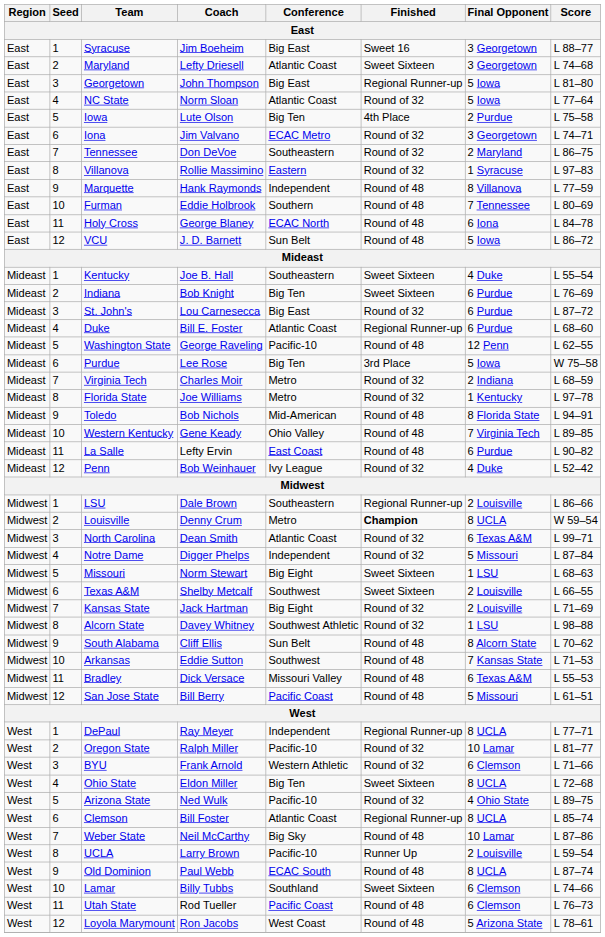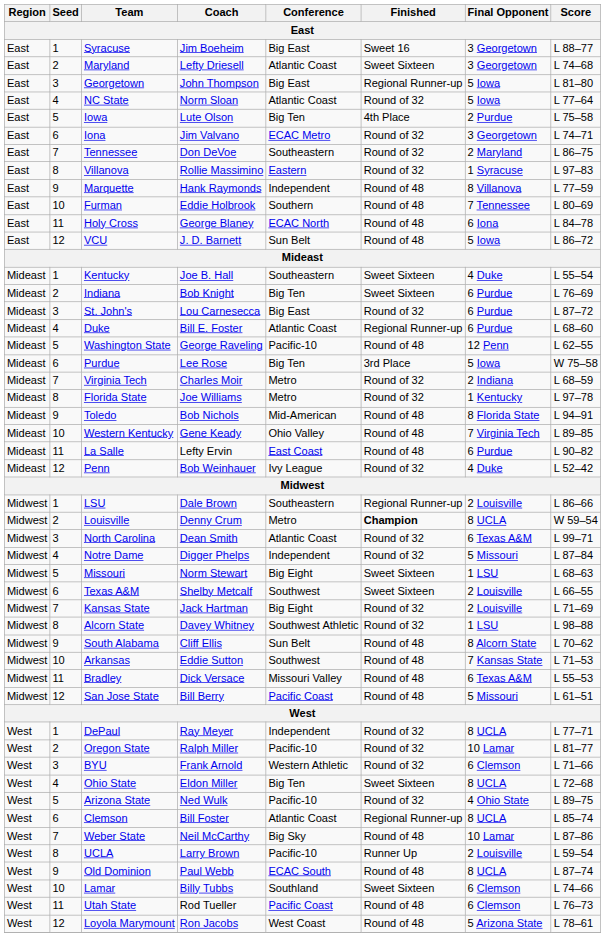(413, 731) Regional Runner-up -> (394, 731) Round of 32
